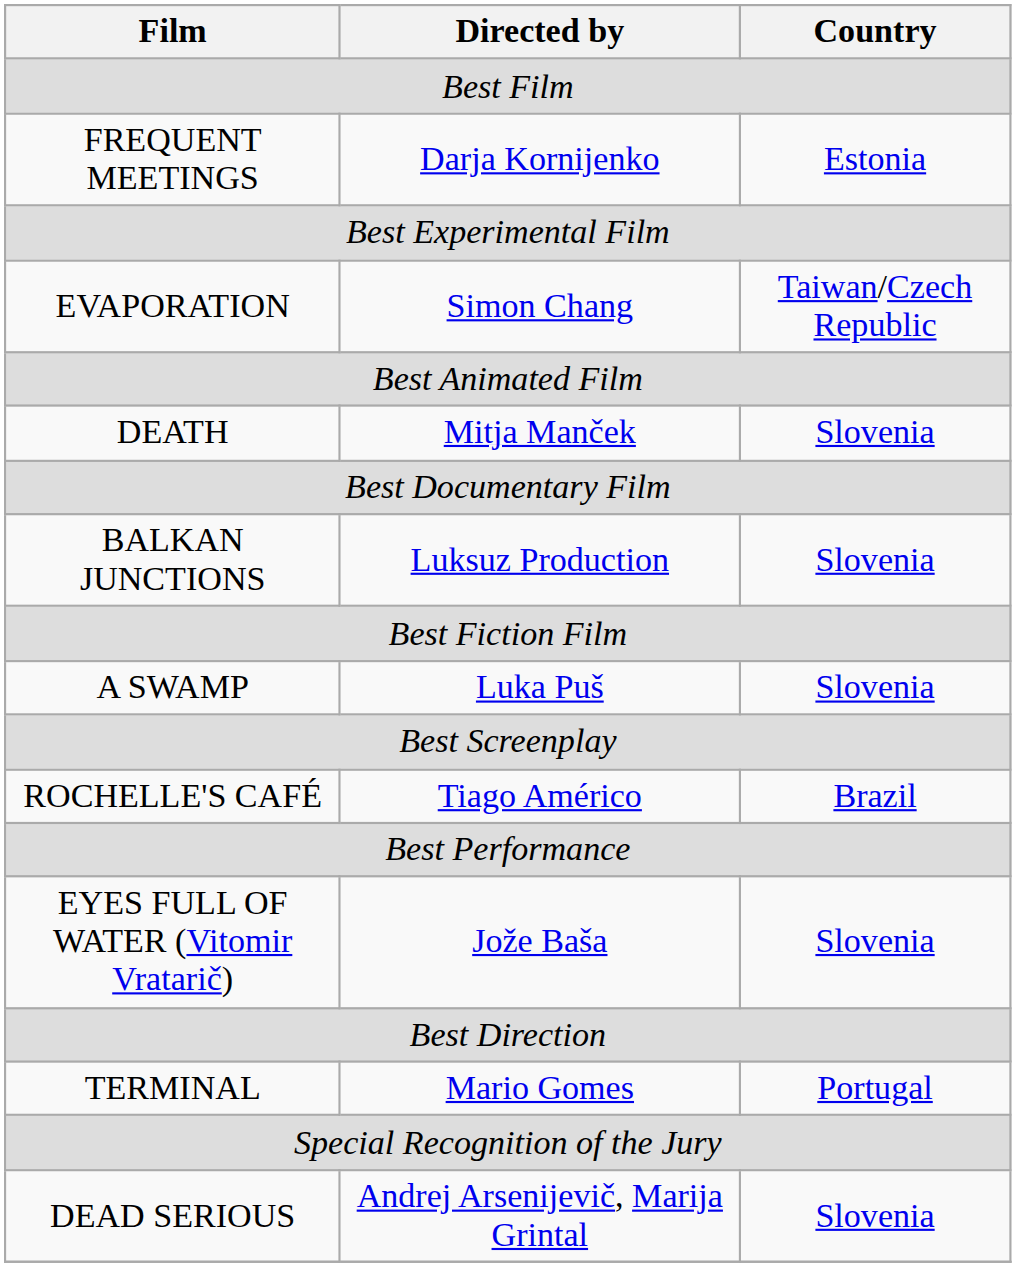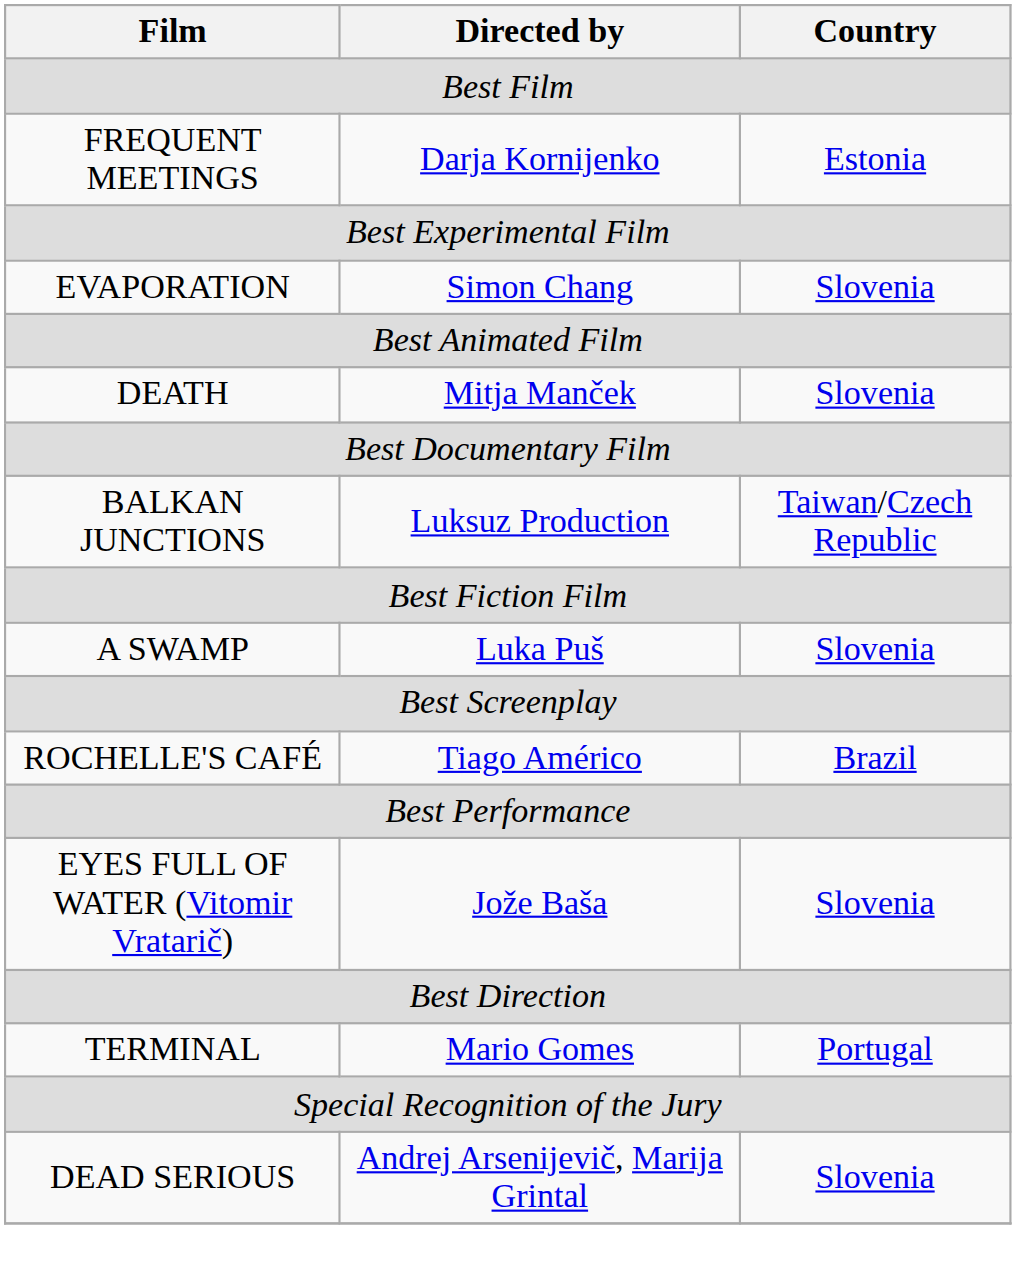(875, 305) Taiwan/Czech Republic -> (875, 286) Slovenia
(875, 559) Slovenia -> (875, 521) Taiwan/Czech Republic
